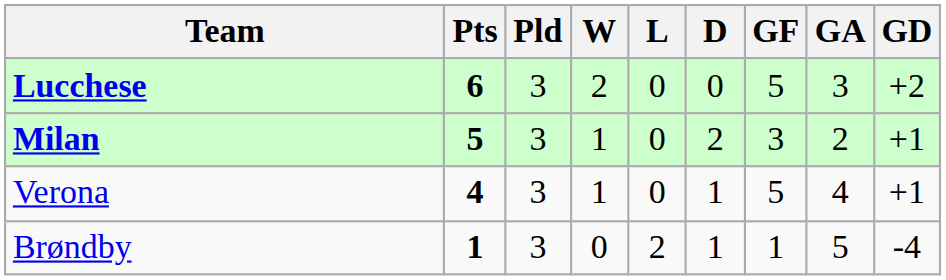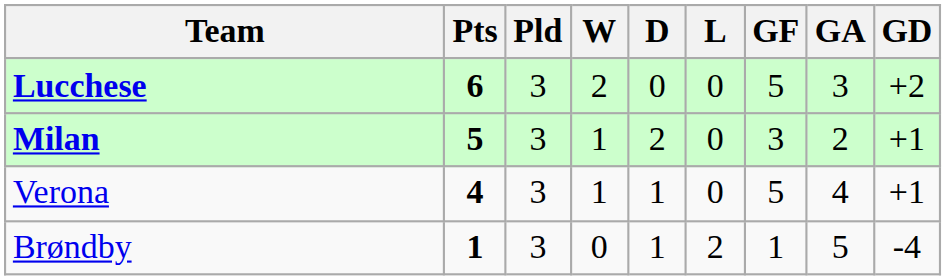columns swapped: (715, 31) <-> (657, 31)
